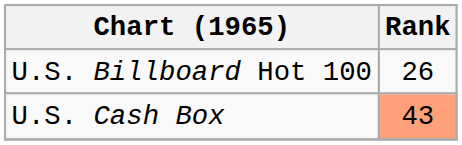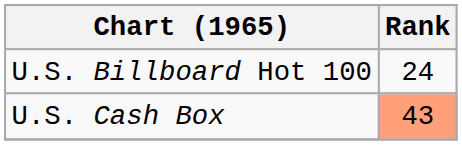(418, 72) 26 -> (418, 72) 24
